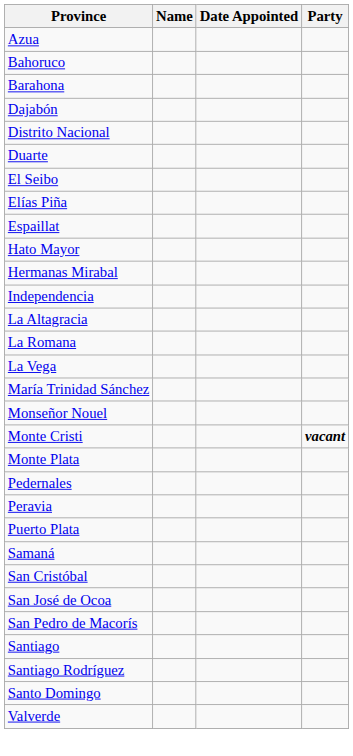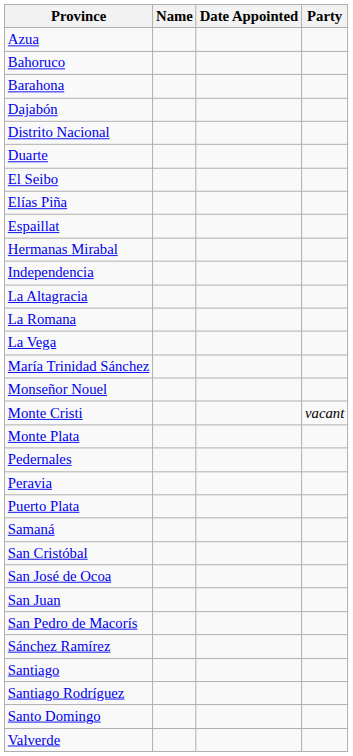- row: (44, 249)
(325, 436) bold -> (325, 413) normal
+ row: (34, 599)
+ row: (59, 646)
